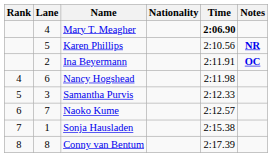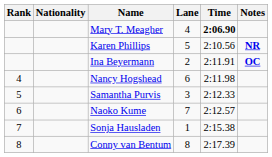columns swapped: (47, 12) <-> (174, 12)
